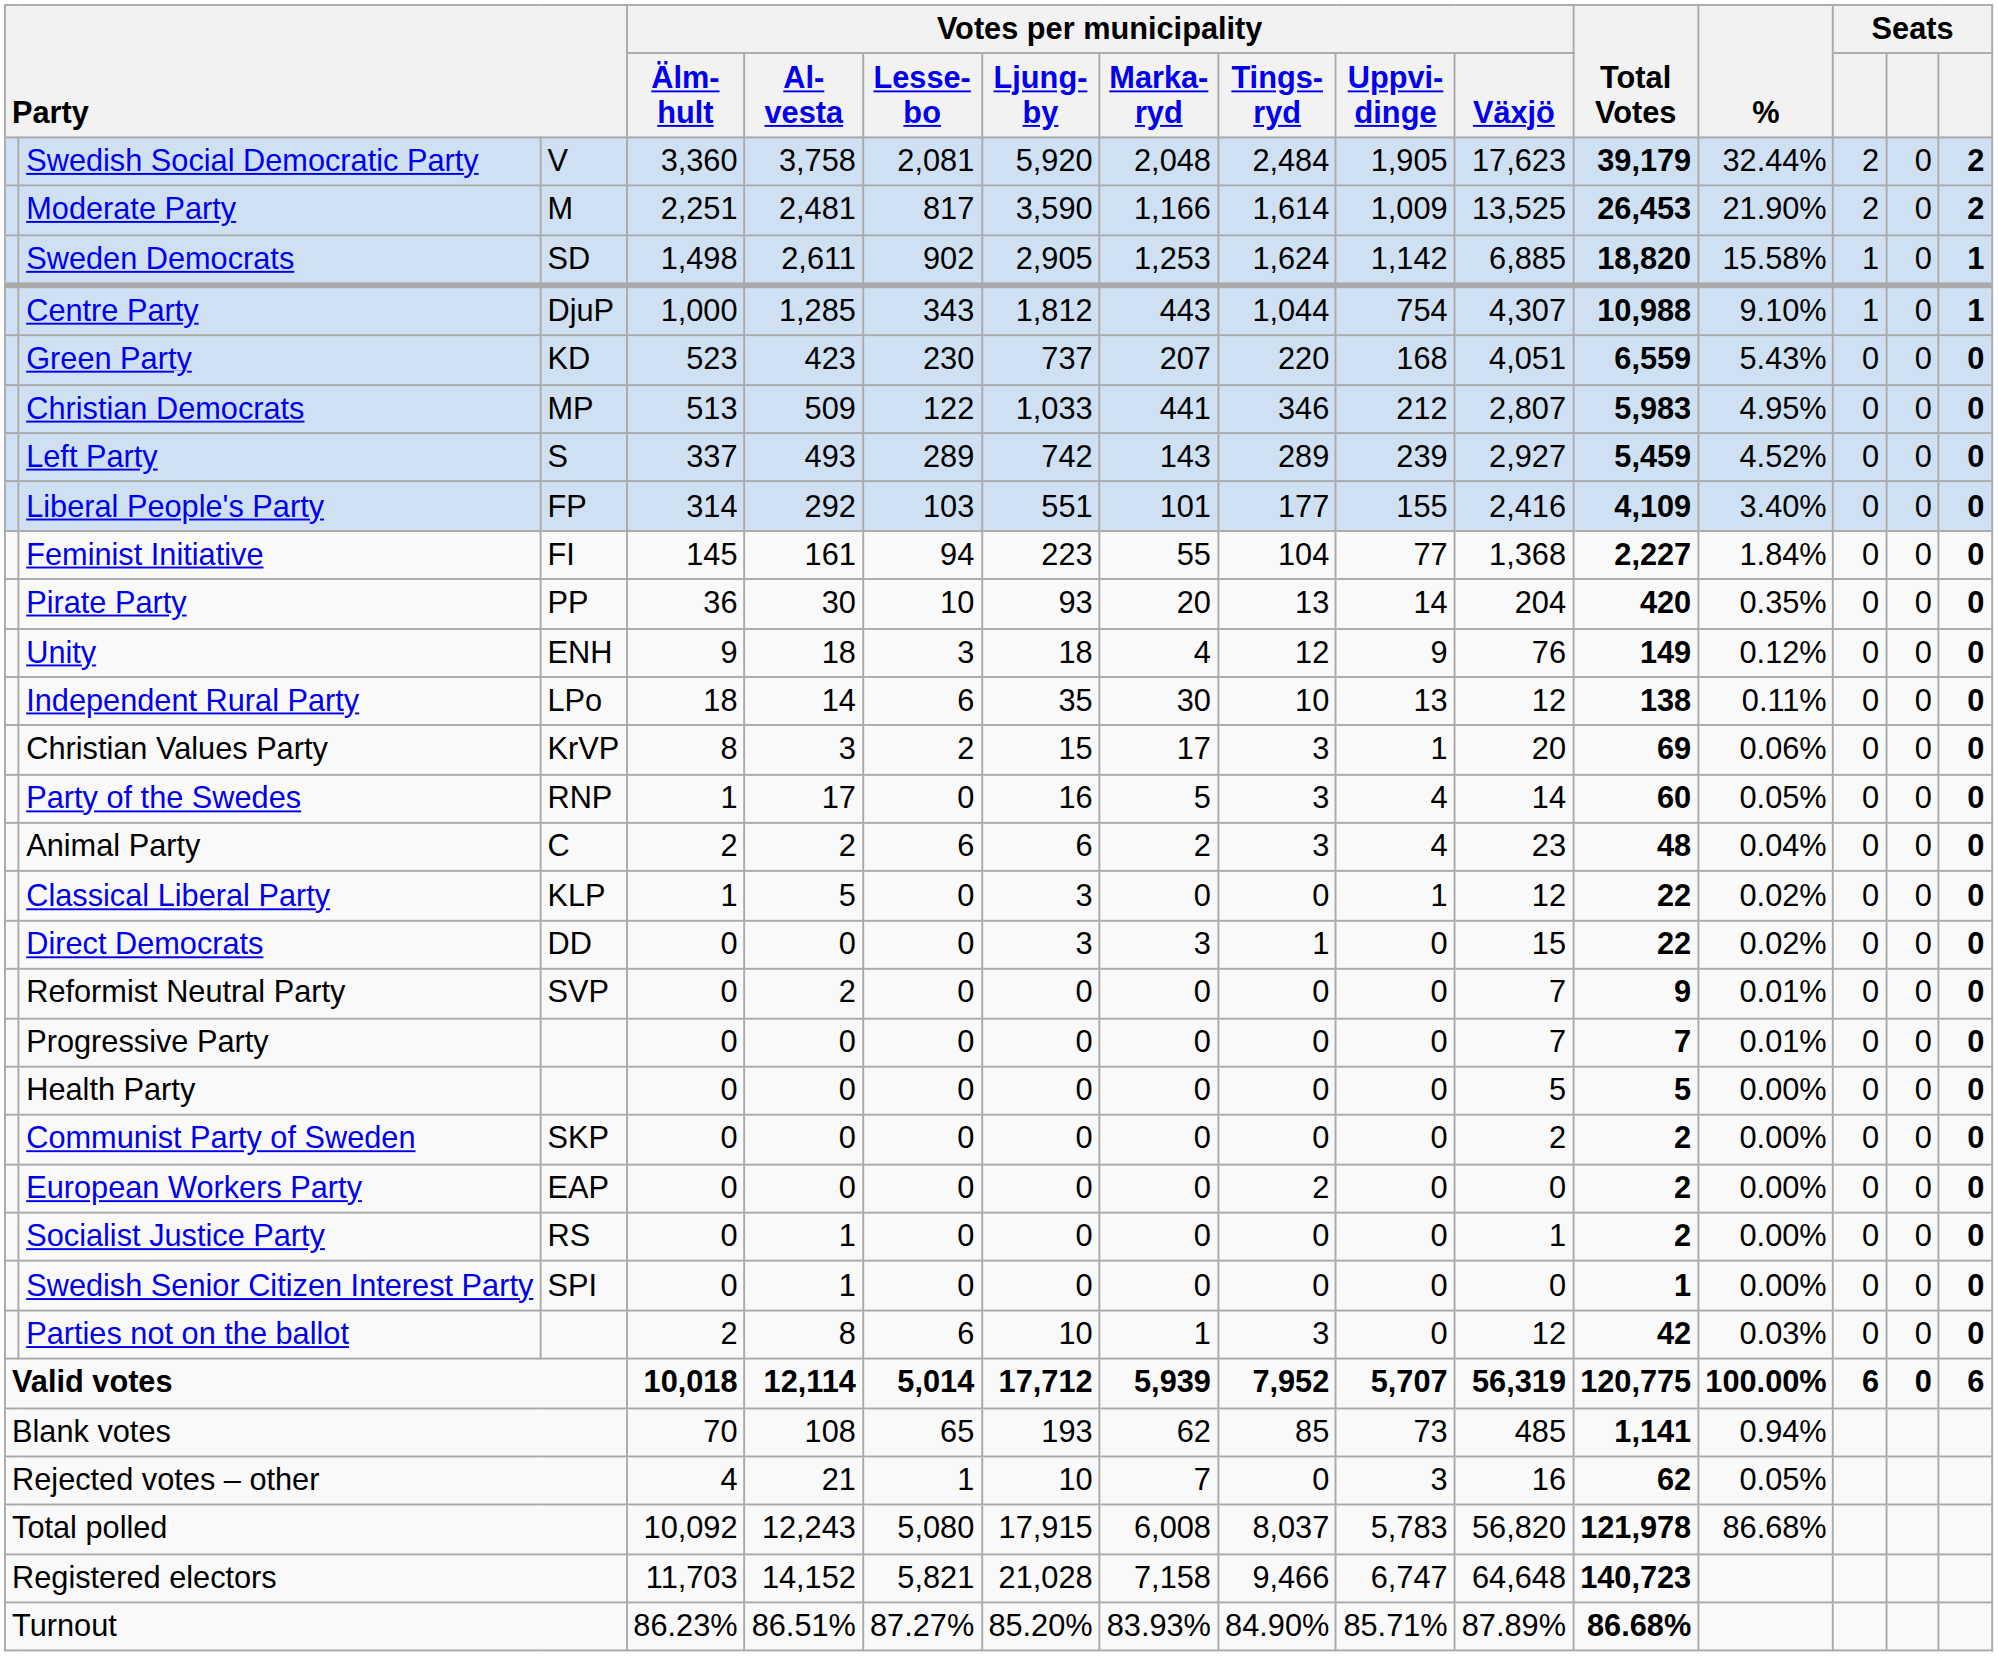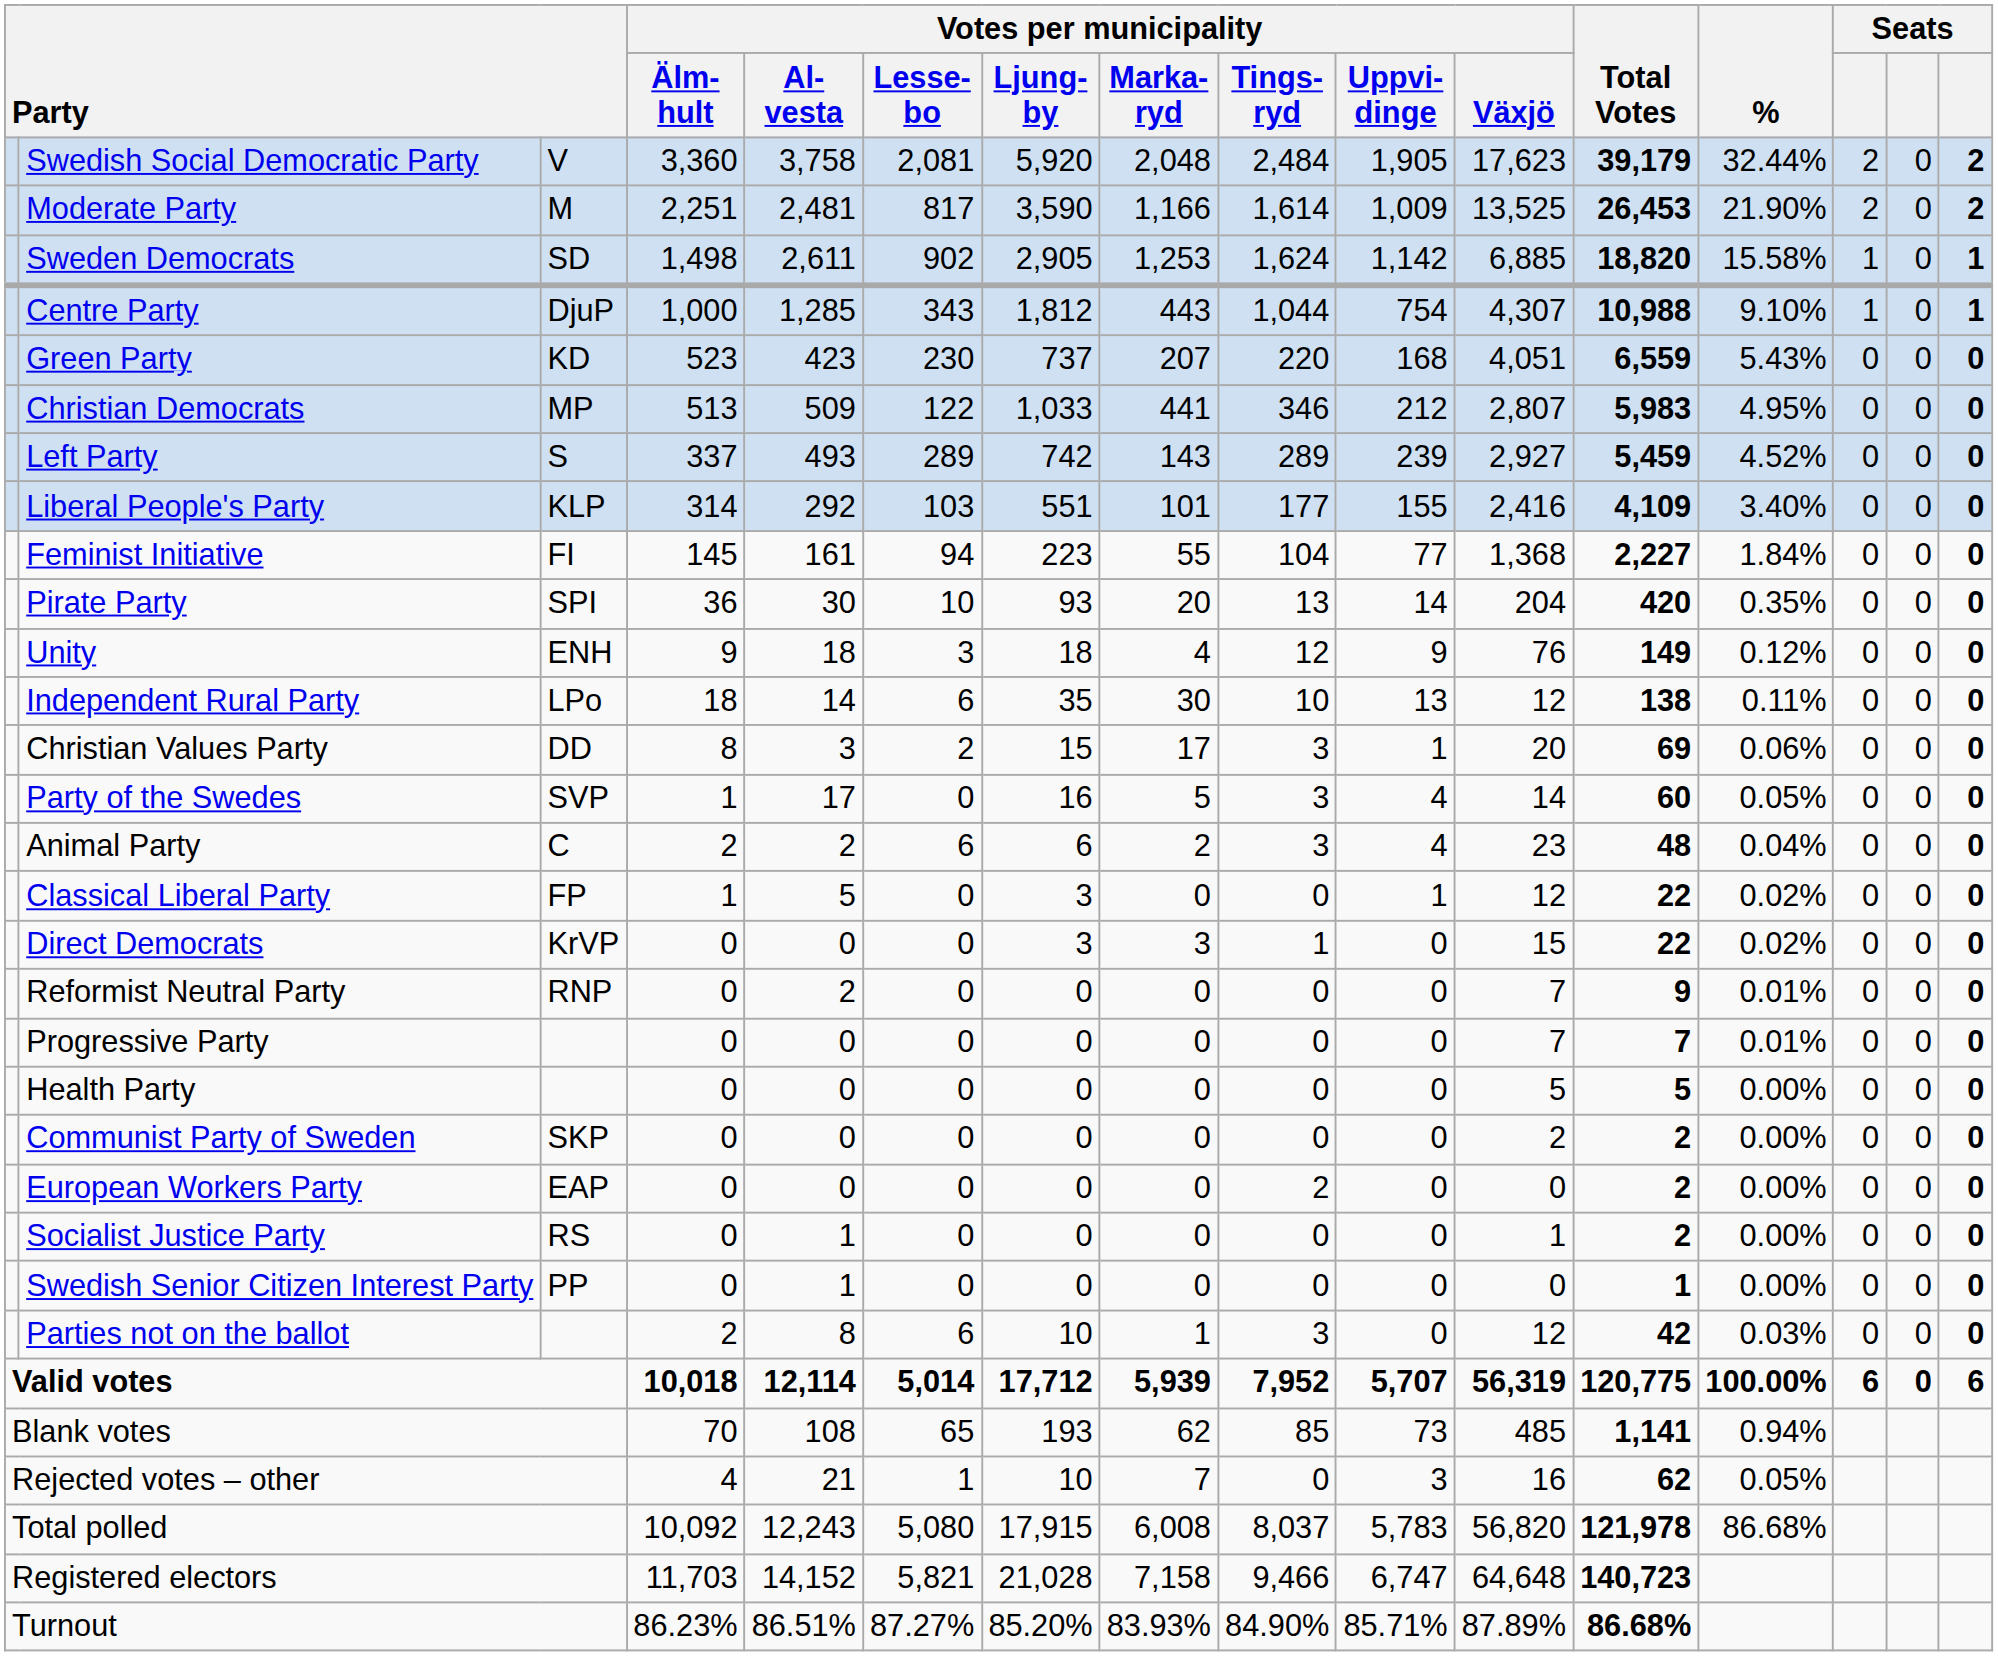(567, 505) FP -> (577, 505) KLP
(568, 603) PP -> (572, 603) SPI
(583, 749) KrVP -> (570, 749) DD
(580, 798) RNP -> (578, 798) SVP
(577, 895) KLP -> (567, 895) FP
(570, 944) DD -> (583, 944) KrVP
(578, 992) SVP -> (580, 992) RNP
(572, 1285) SPI -> (568, 1285) PP
